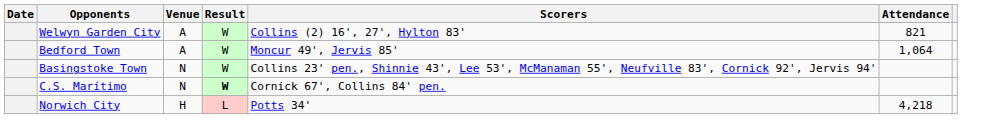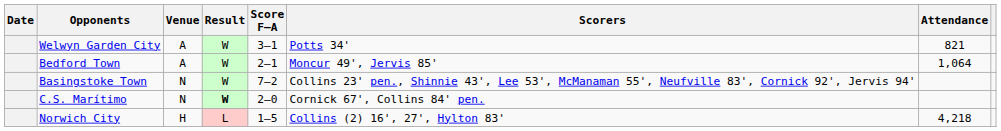+ column: (267, 20)
(358, 32) Collins (2) 16', 27', Hylton 83' -> (320, 45) Potts 34'
(281, 105) Potts 34' -> (397, 118) Collins (2) 16', 27', Hylton 83'
